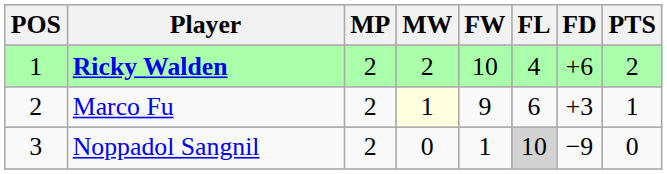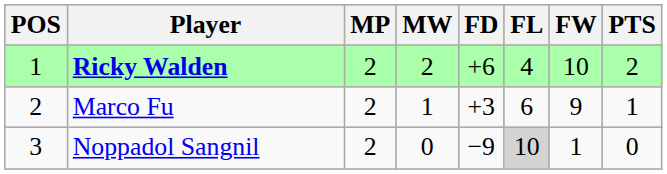columns swapped: (485, 24) <-> (579, 24)
(427, 106) lightyellow background -> (427, 106) no background
